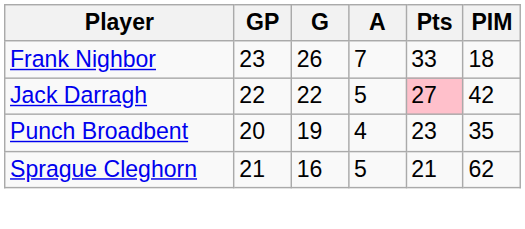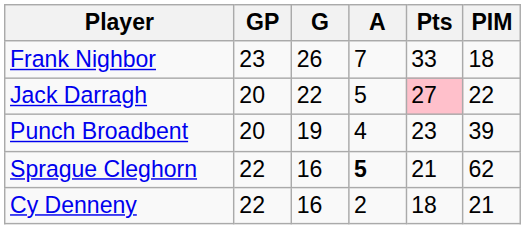(252, 95) 22 -> (252, 95) 20
(481, 95) 42 -> (481, 95) 22
(481, 132) 35 -> (481, 132) 39
(252, 168) 21 -> (252, 168) 22
(360, 168) normal -> (360, 168) bold
+ row: (73, 205)
